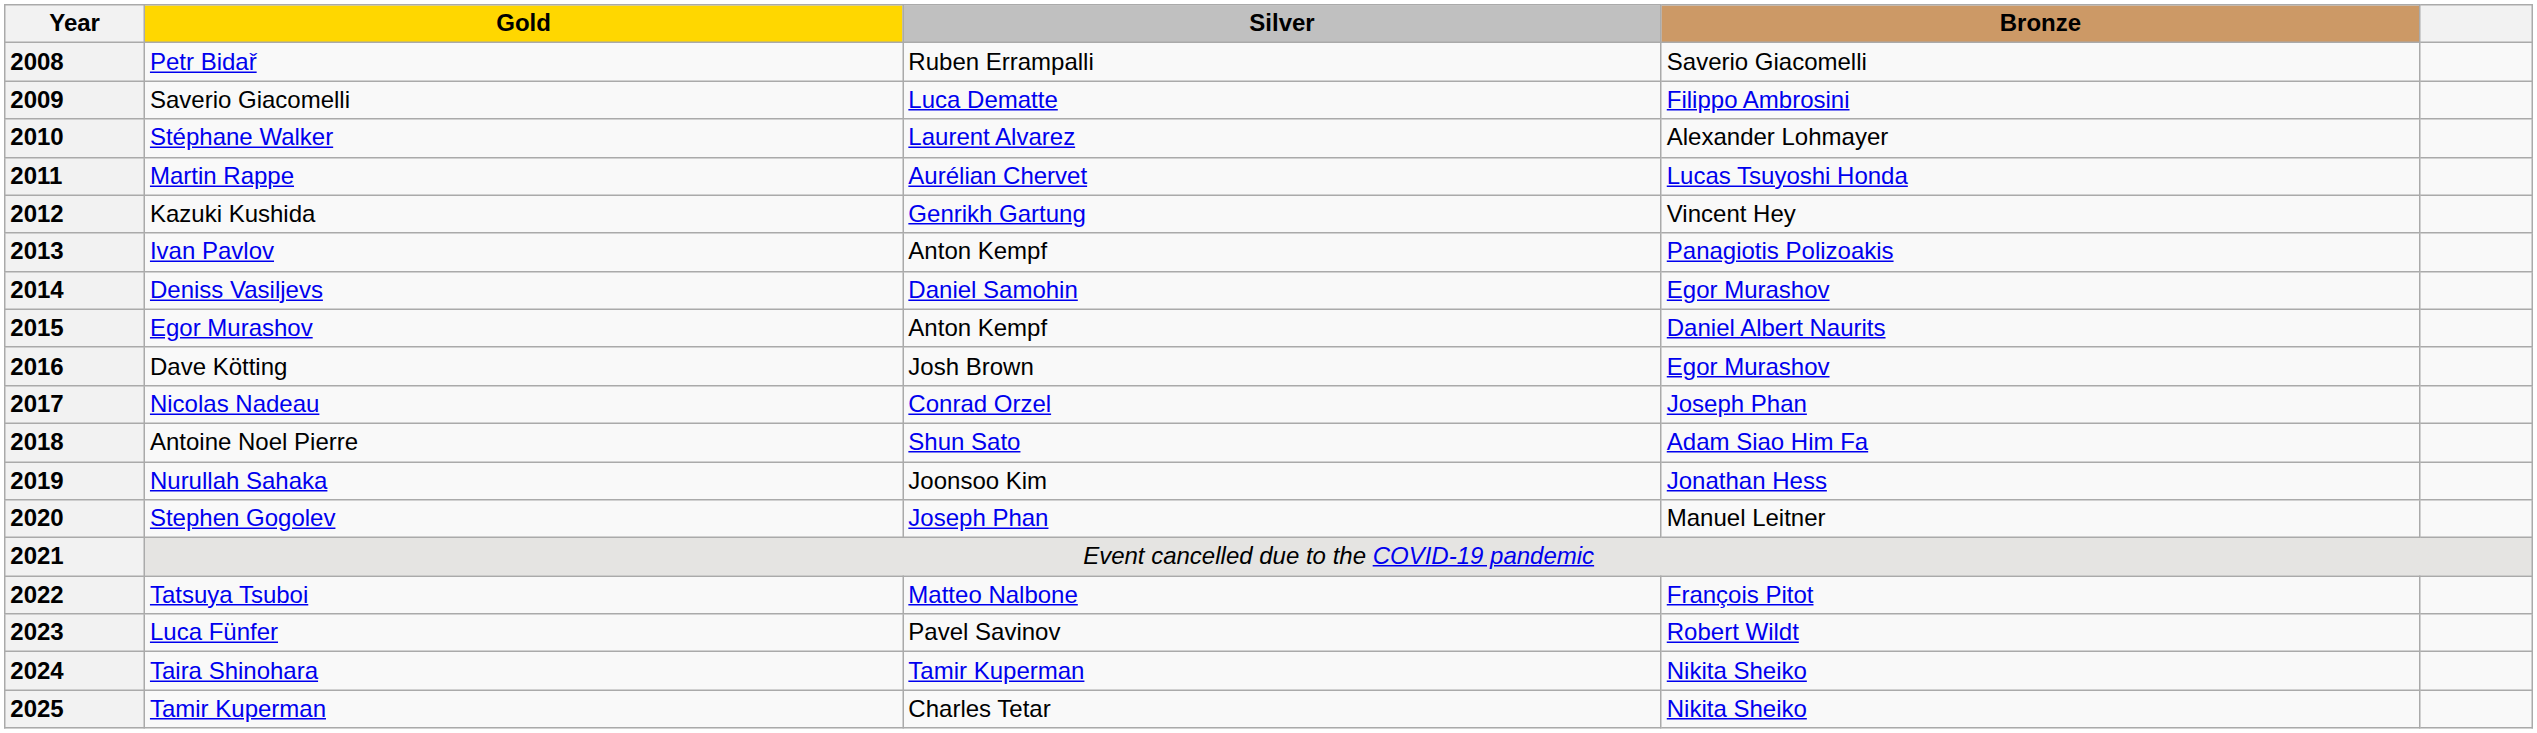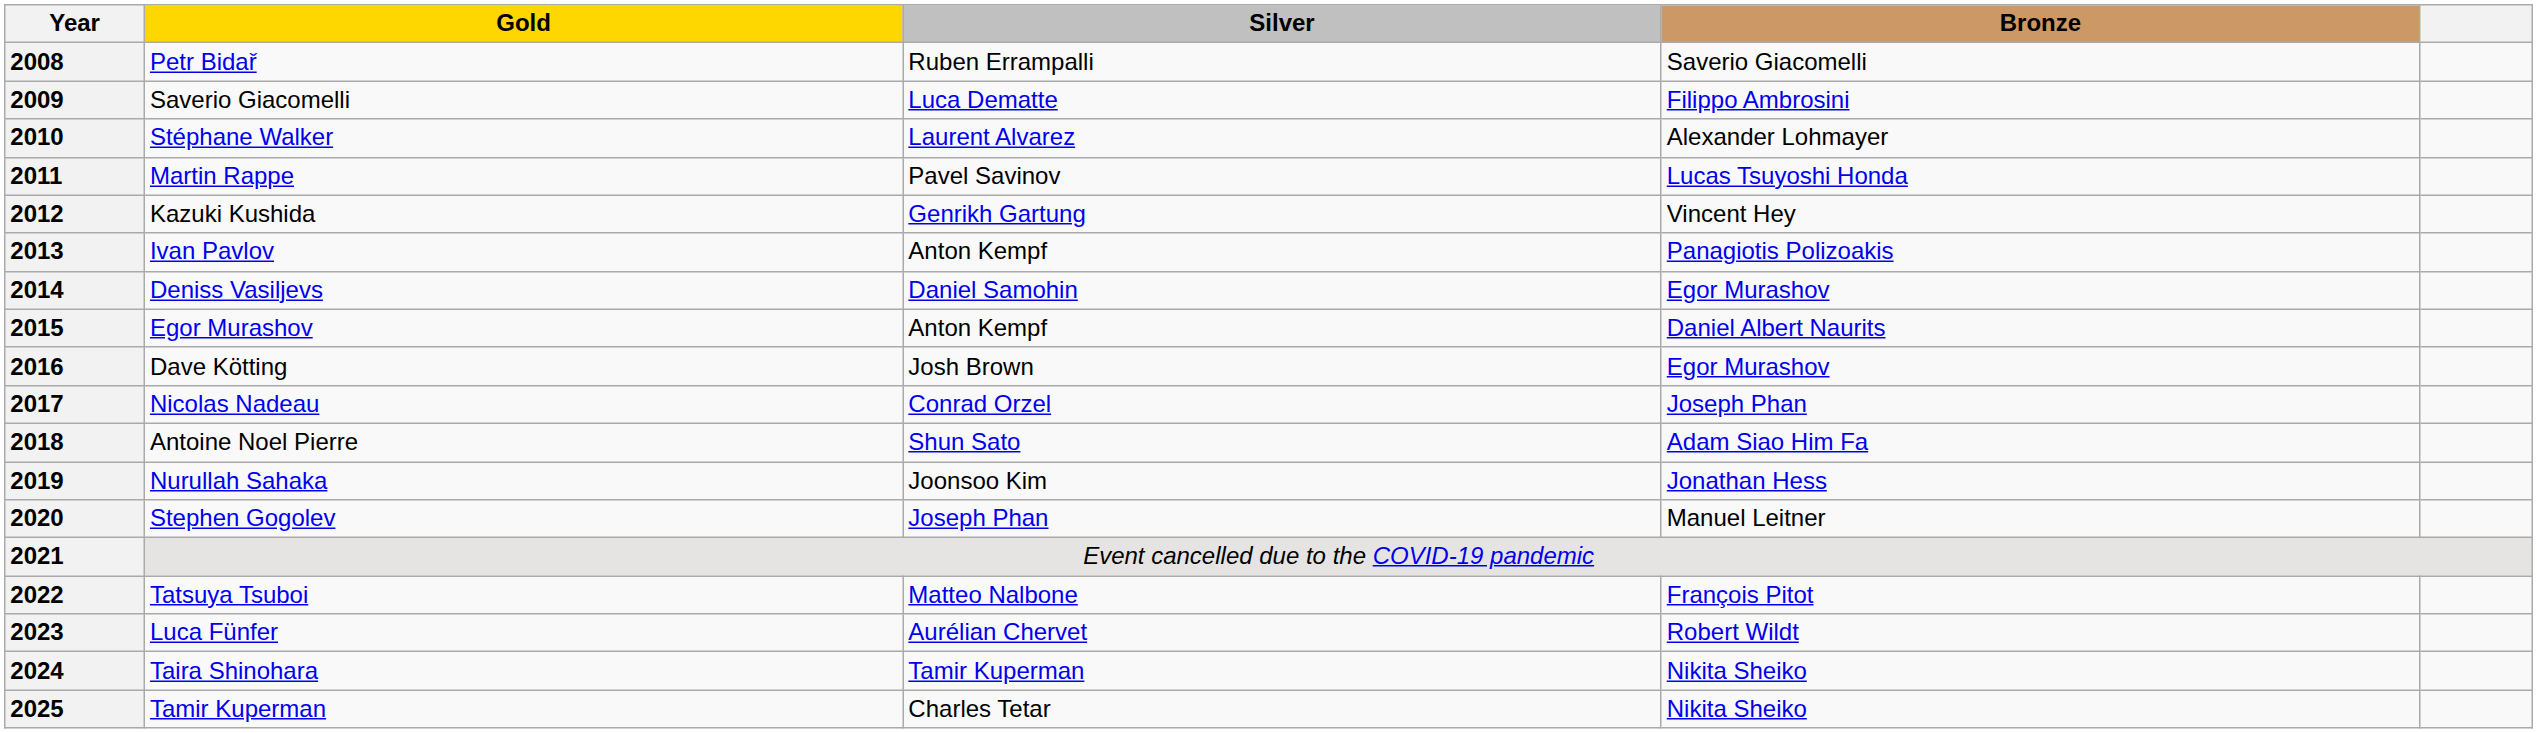(998, 175) Aurélian Chervet -> (984, 175) Pavel Savinov
(984, 632) Pavel Savinov -> (998, 632) Aurélian Chervet
